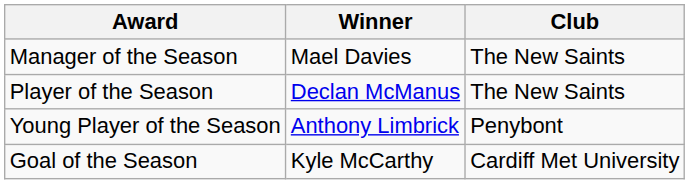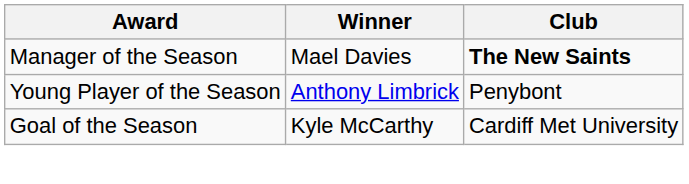(548, 56) normal -> (550, 56) bold
- row: (111, 91)
